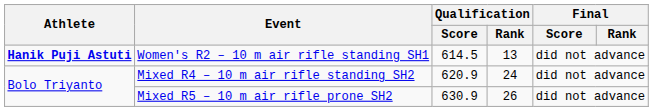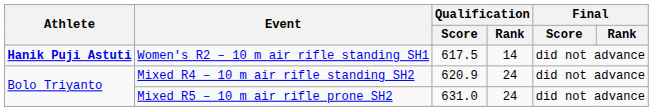(460, 55) 614.5 -> (460, 55) 617.5
(510, 55) 13 -> (510, 55) 14
(460, 96) 630.9 -> (460, 96) 631.0
(510, 96) 26 -> (510, 96) 24
